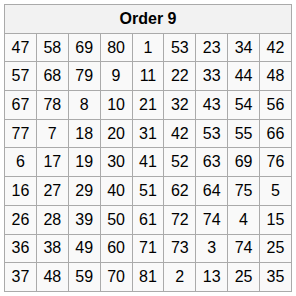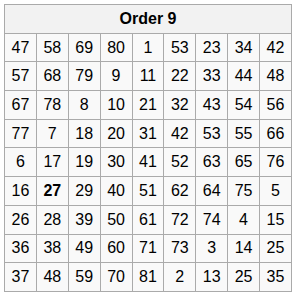(244, 162) 69 -> (244, 162) 65
(52, 190) normal -> (52, 190) bold
(244, 248) 74 -> (244, 248) 14
